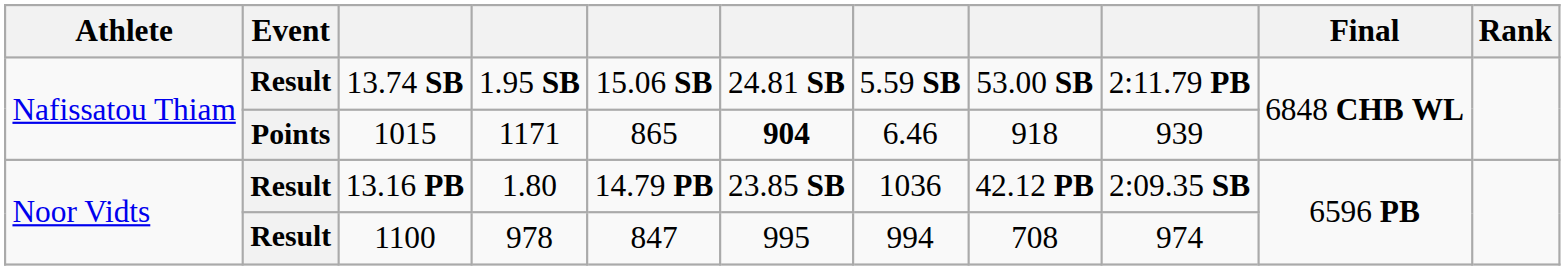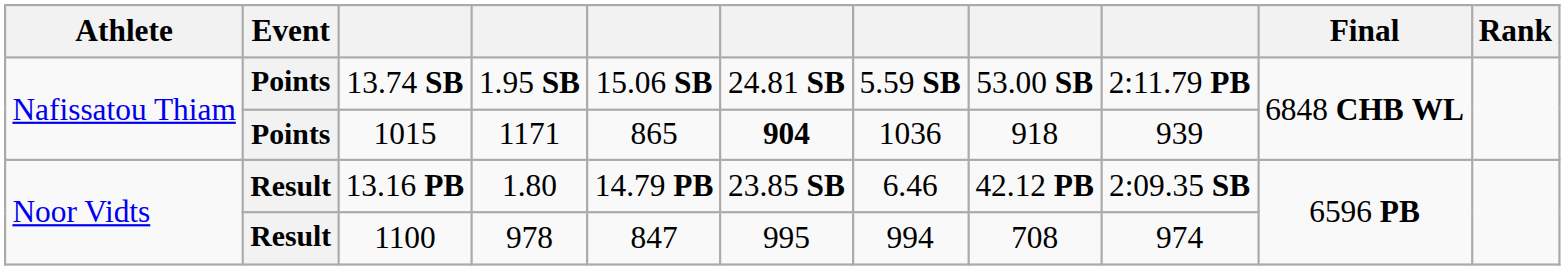(291, 82) Result -> (291, 82) Points
(910, 134) 6.46 -> (910, 134) 1036
(910, 186) 1036 -> (910, 186) 6.46
